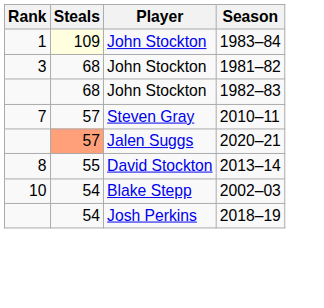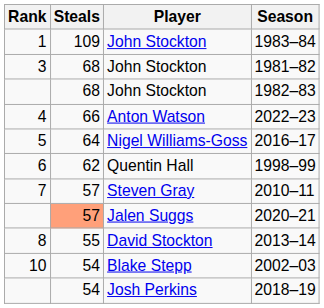(87, 41) lightyellow background -> (87, 41) no background
+ row: (285, 116)
+ row: (285, 141)
+ row: (285, 166)
